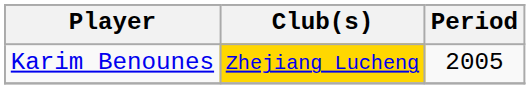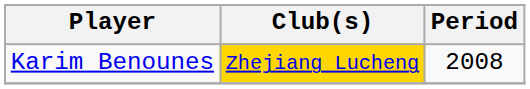(474, 64) 2005 -> (474, 64) 2008
